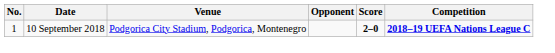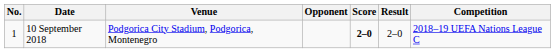+ column: (395, 12)
(459, 28) bold -> (477, 34) normal
